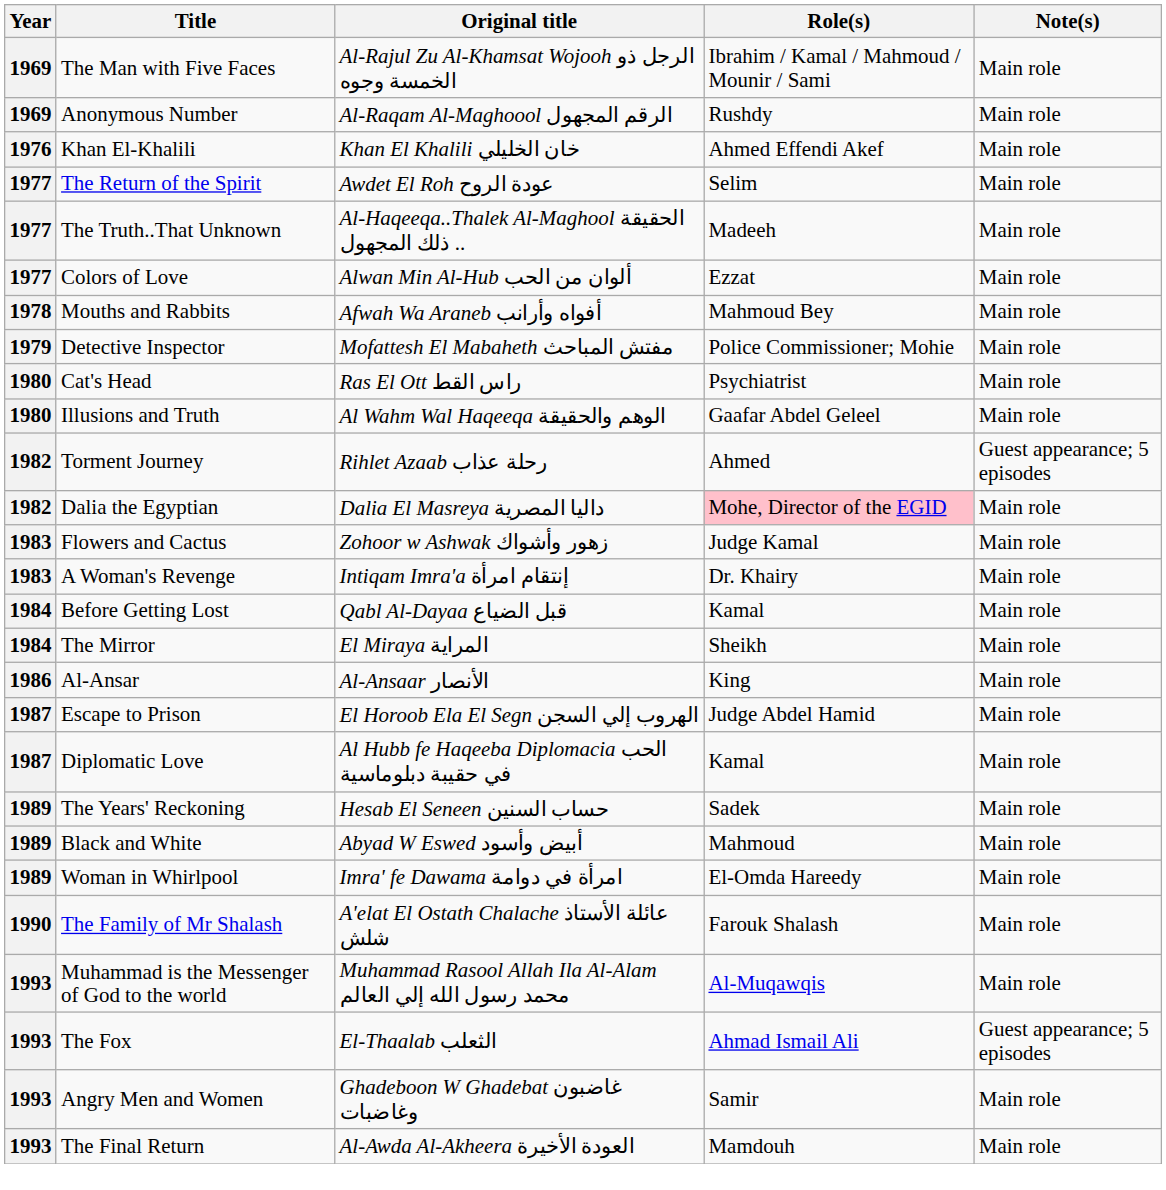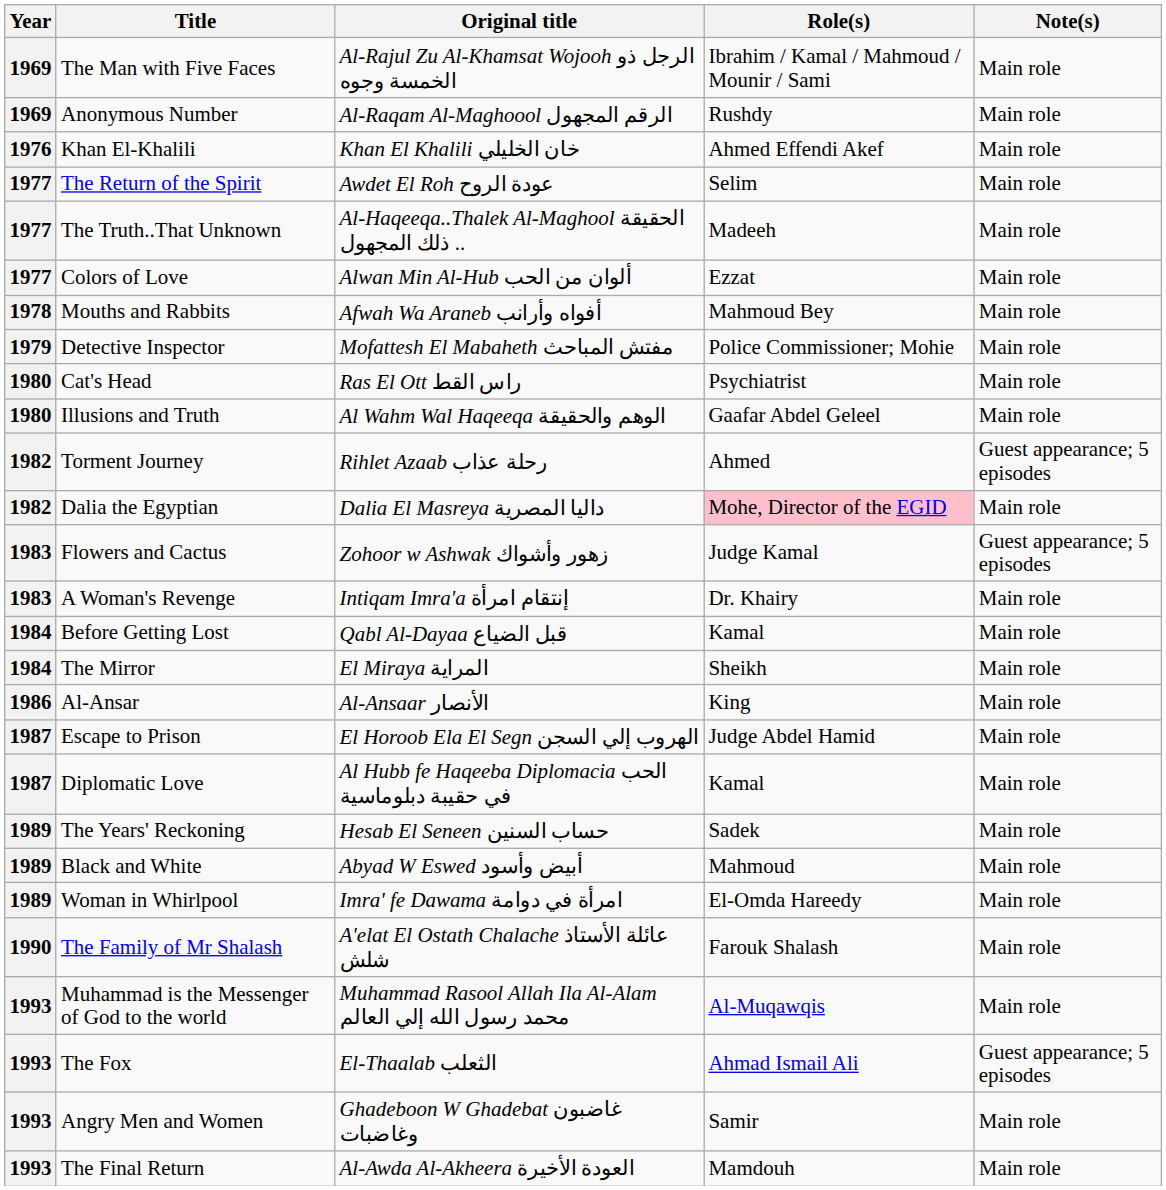(1020, 541) Main role -> (1064, 552) Guest appearance; 5 episodes
